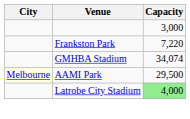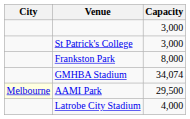+ row: (94, 43)
(172, 43) 7,220 -> (172, 59) 8,000
(172, 91) lightgreen background -> (172, 106) no background
